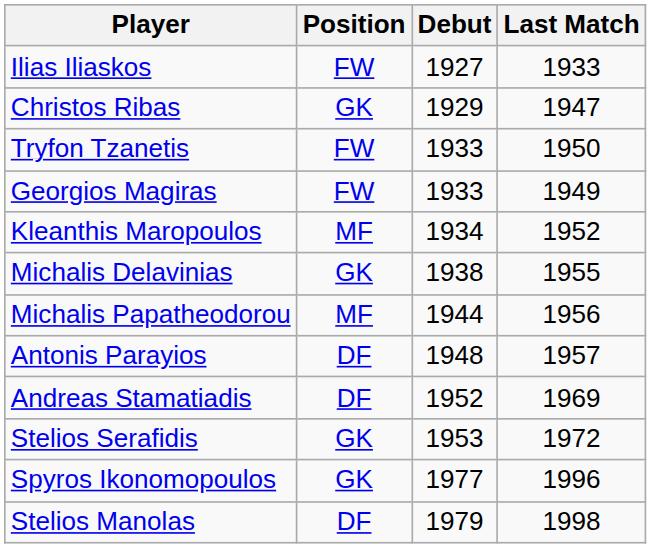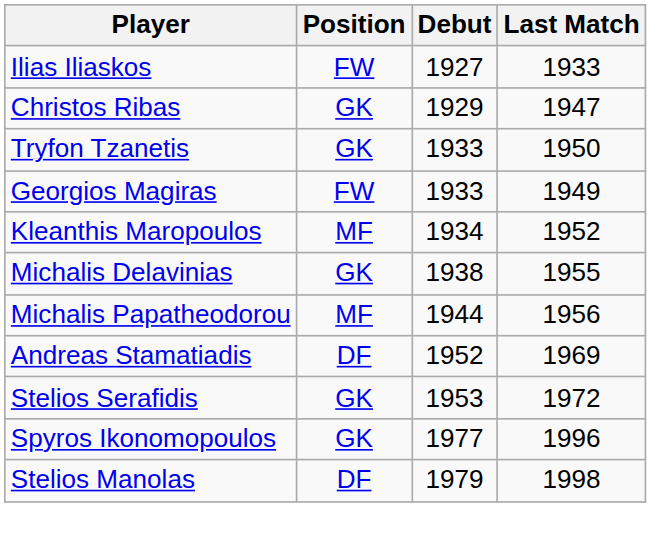(354, 149) FW -> (354, 149) GK
- row: (109, 356)
